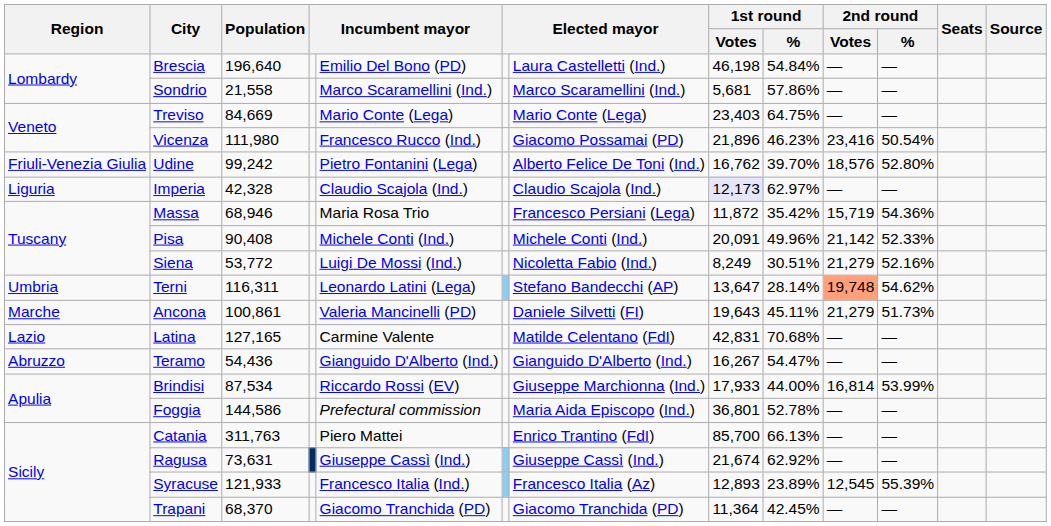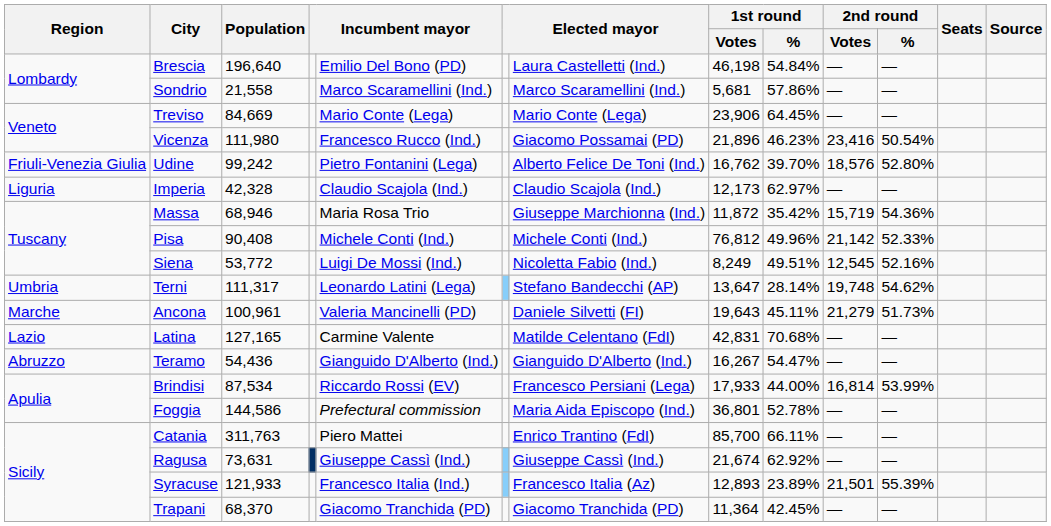(736, 115) 23,403 -> (736, 115) 23,906
(793, 115) 64.75% -> (793, 115) 64.45%
(736, 189) lavender background -> (736, 189) no background
(604, 213) Francesco Persiani (Lega) -> (609, 213) Giuseppe Marchionna (Ind.)
(736, 238) 20,091 -> (736, 238) 76,812
(793, 262) 30.51% -> (793, 262) 49.51%
(851, 262) 21,279 -> (851, 262) 12,545
(252, 287) 116,311 -> (252, 287) 111,317
(851, 287) lightsalmon background -> (851, 287) no background
(253, 312) 100,861 -> (253, 312) 100,961
(609, 386) Giuseppe Marchionna (Ind.) -> (604, 386) Francesco Persiani (Lega)
(793, 435) 66.13% -> (793, 435) 66.11%
(851, 484) 12,545 -> (851, 484) 21,501
